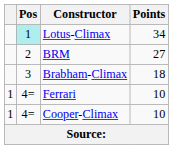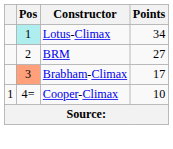(28, 74) no background -> (28, 74) lightsalmon background
(159, 74) 18 -> (159, 74) 17
- row: (59, 94)
